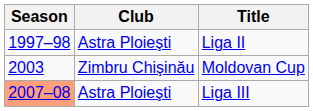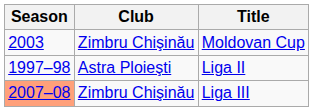rows swapped: (224, 42) <-> (253, 67)
(125, 93) Astra Ploieşti -> (136, 93) Zimbru Chişinău
